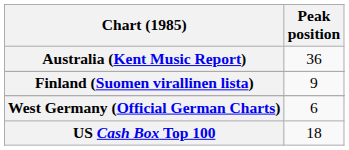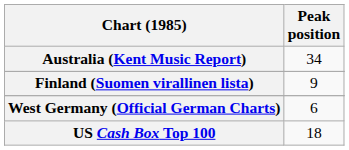(314, 58) 36 -> (314, 58) 34
